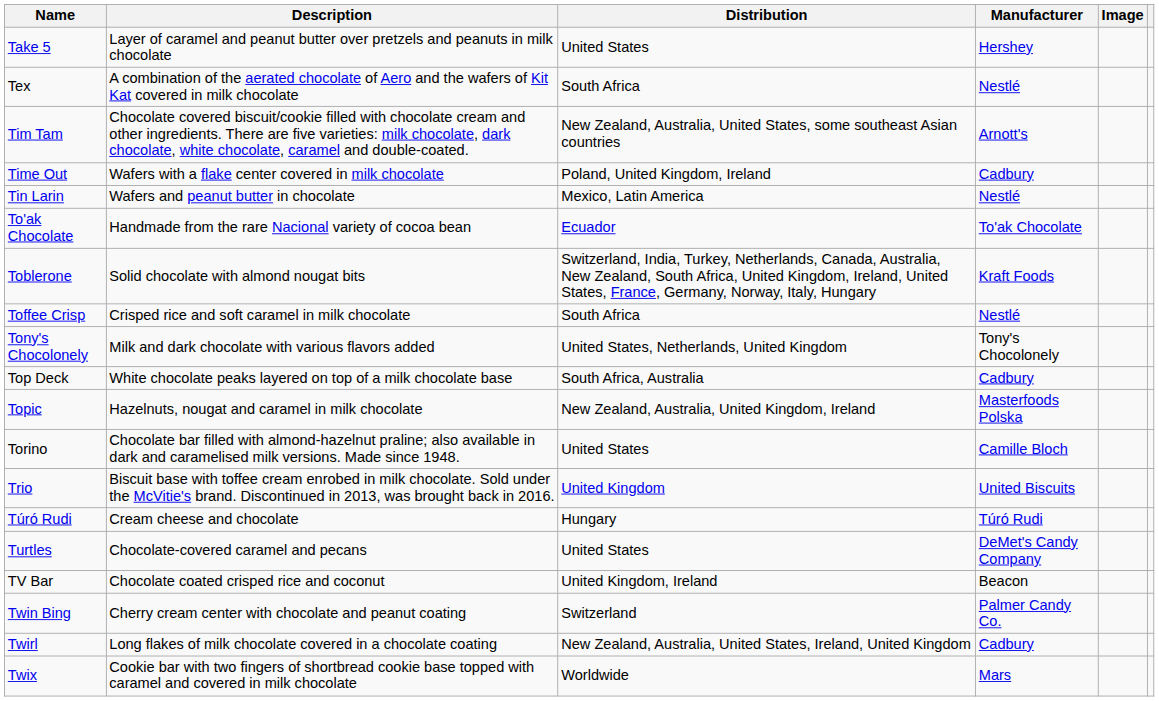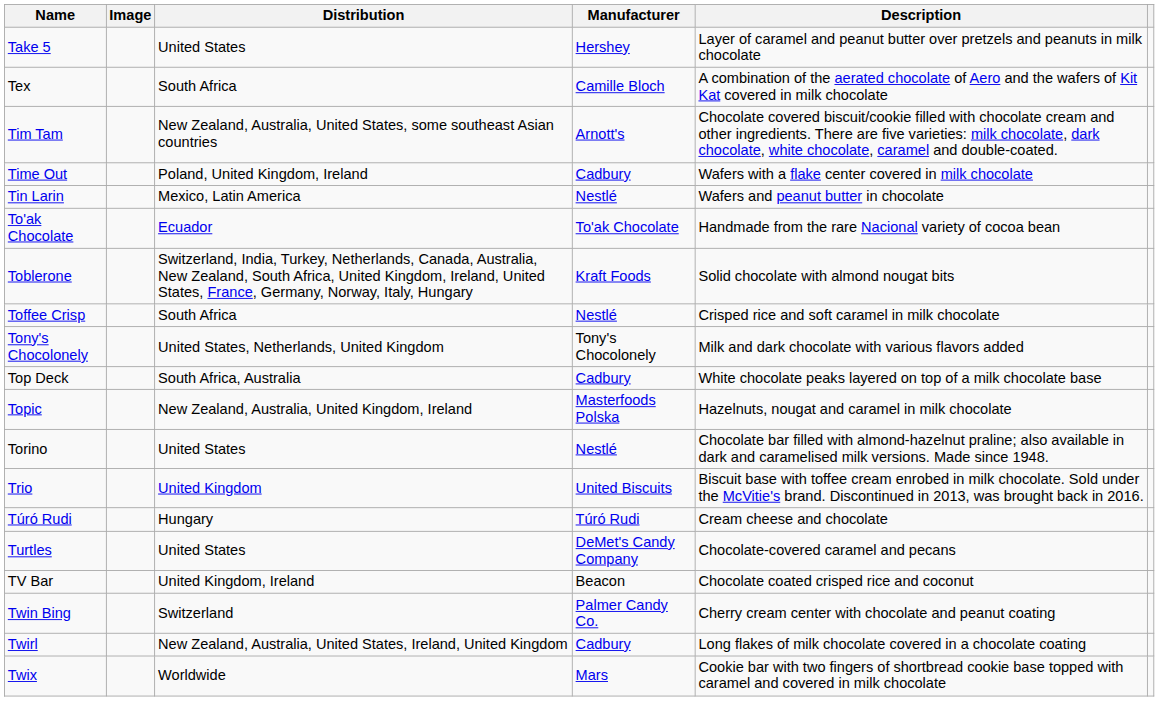columns swapped: (1123, 16) <-> (332, 16)
(999, 86) Nestlé -> (620, 86) Camille Bloch
(1023, 448) Camille Bloch -> (596, 448) Nestlé
